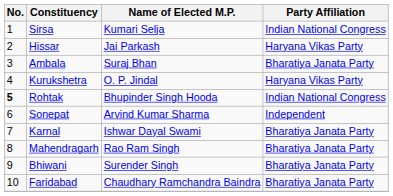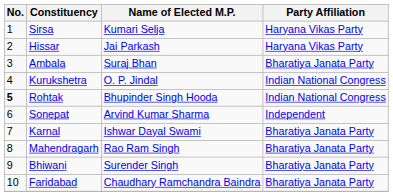(326, 30) Indian National Congress -> (314, 30) Haryana Vikas Party
(314, 81) Haryana Vikas Party -> (326, 81) Indian National Congress
